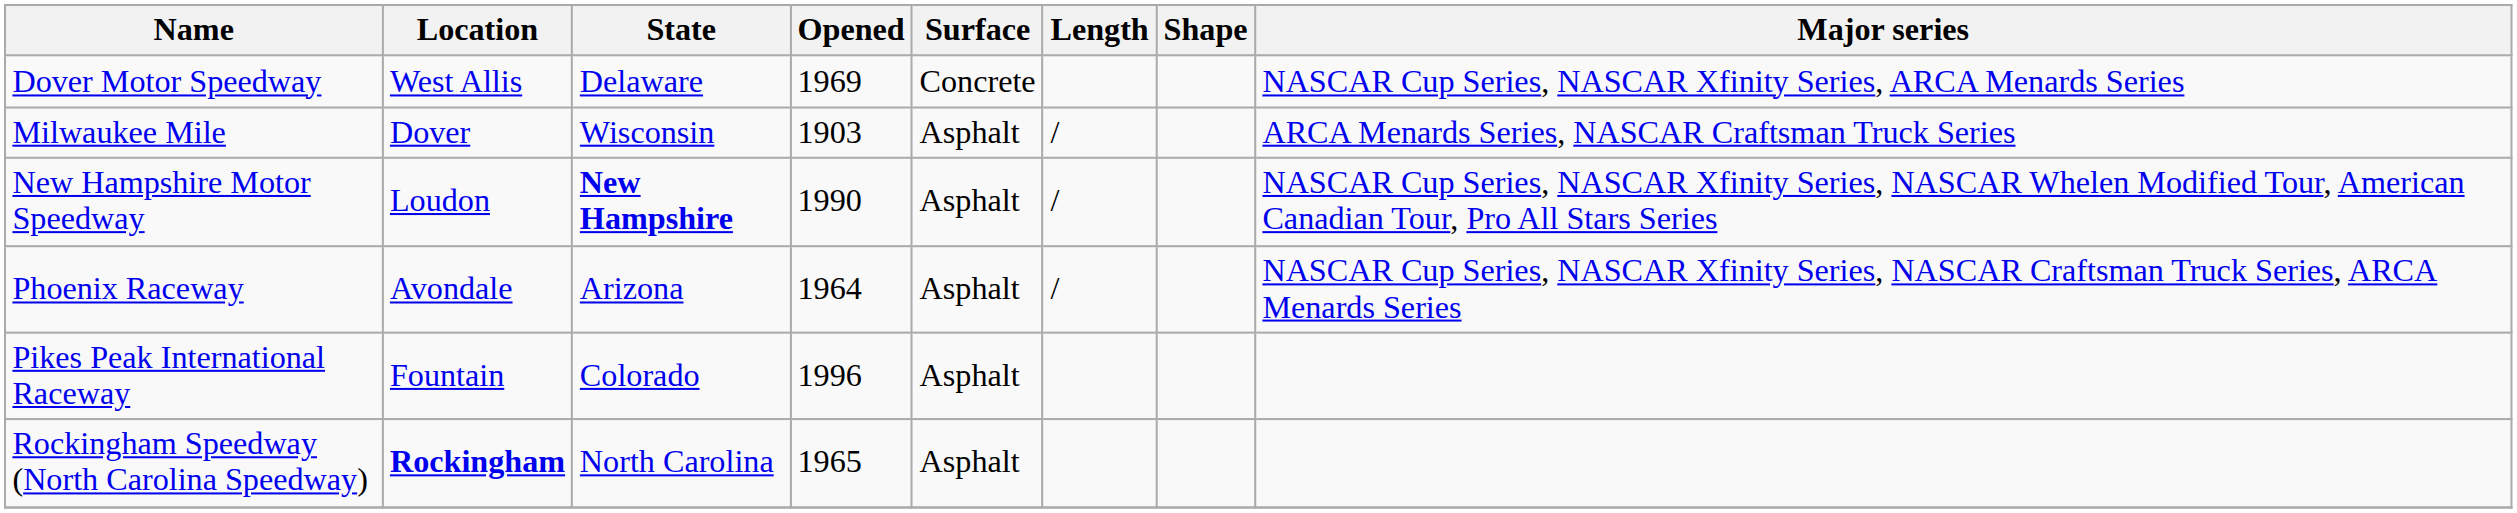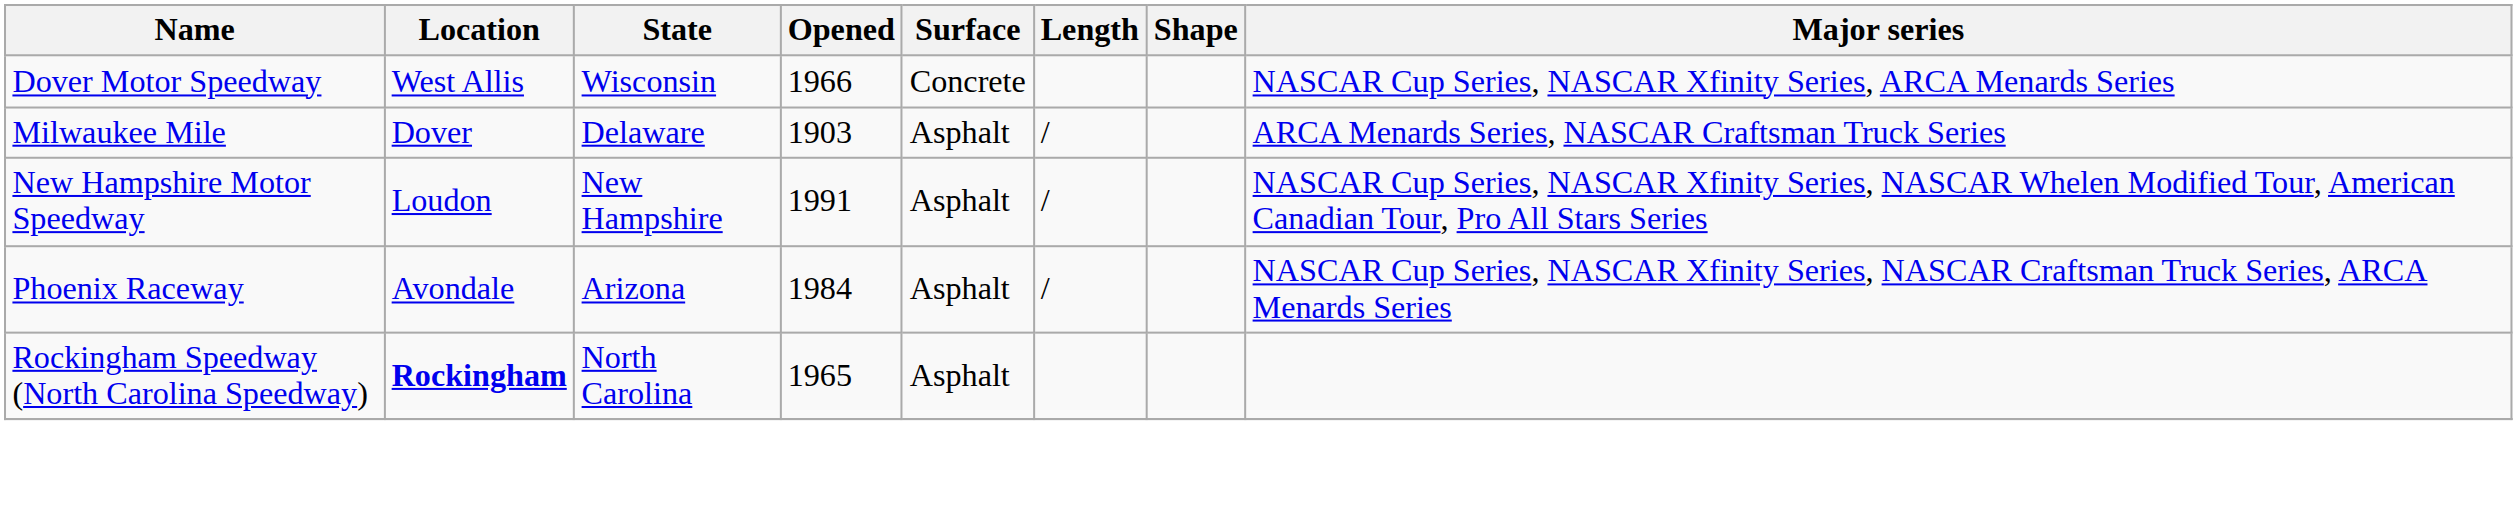(641, 81) Delaware -> (649, 81) Wisconsin
(830, 81) 1969 -> (820, 81) 1966
(647, 132) Wisconsin -> (643, 132) Delaware
(656, 201) bold -> (652, 201) normal
(830, 201) 1990 -> (820, 201) 1991
(830, 288) 1964 -> (820, 288) 1984
- row: (169, 375)
